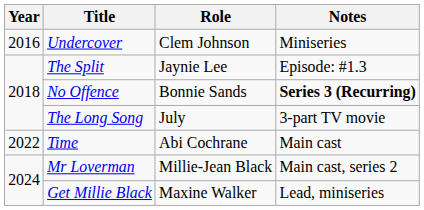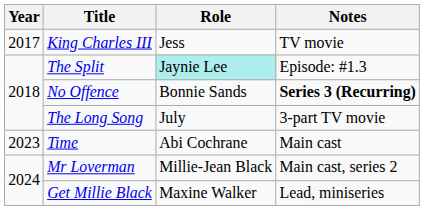- row: (85, 42)
+ row: (99, 42)
(193, 67) no background -> (193, 67) paleturquoise background
(24, 142) 2022 -> (24, 142) 2023
